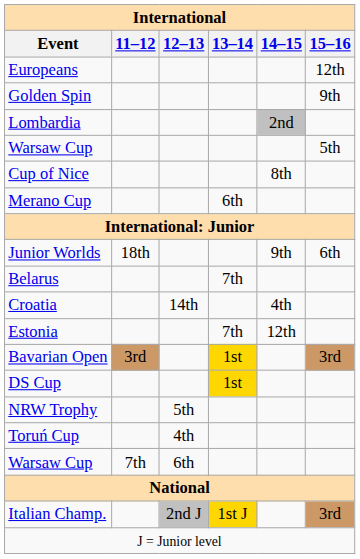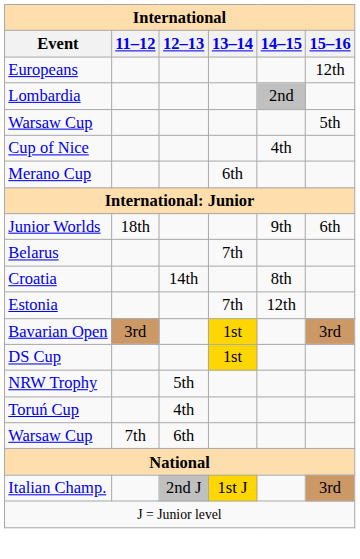- row: (50, 95)
(281, 174) 8th -> (281, 148) 4th
(281, 305) 4th -> (281, 278) 8th
